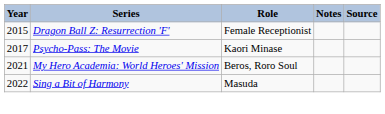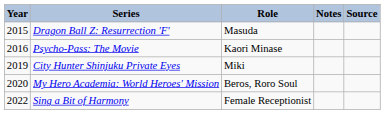(268, 31) Female Receptionist -> (241, 31) Masuda
(17, 48) 2017 -> (17, 48) 2016
+ row: (107, 66)
(17, 66) 2021 -> (17, 83) 2020
(241, 83) Masuda -> (268, 101) Female Receptionist
